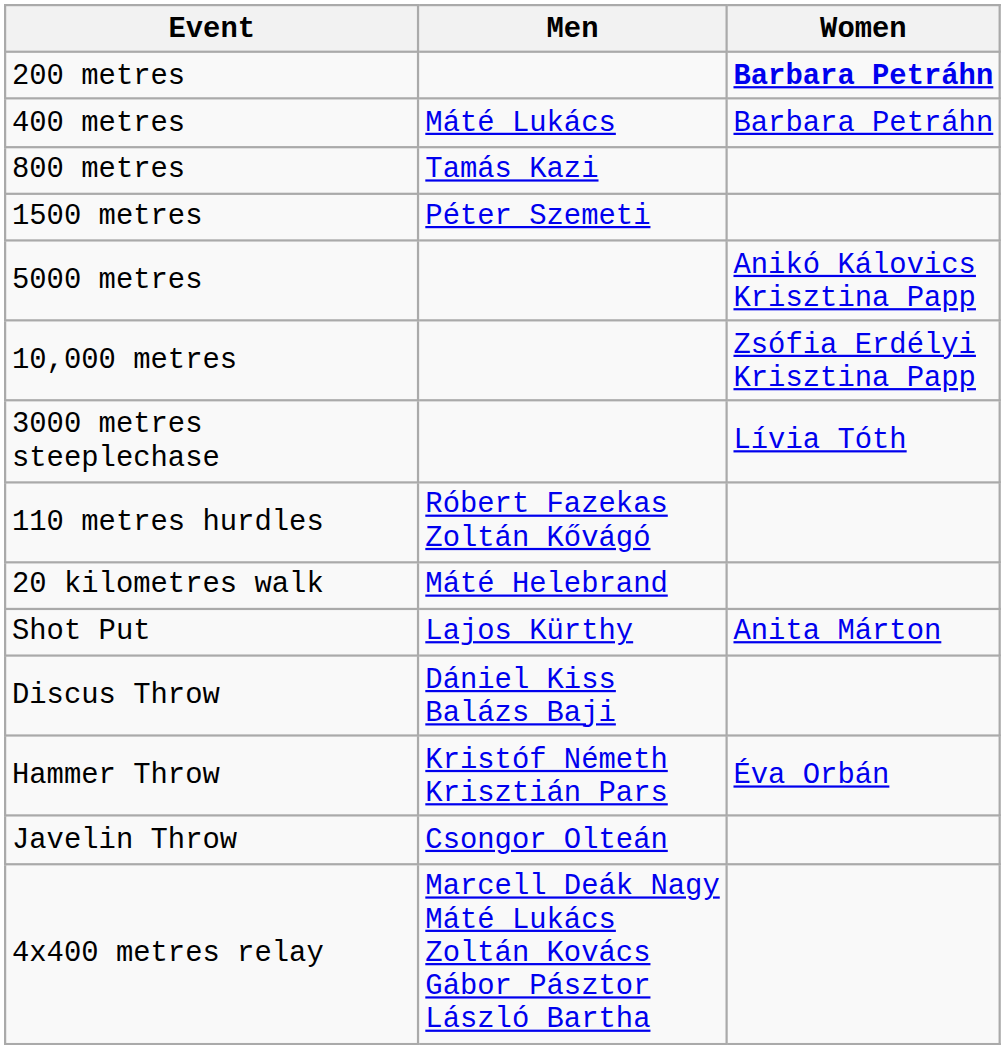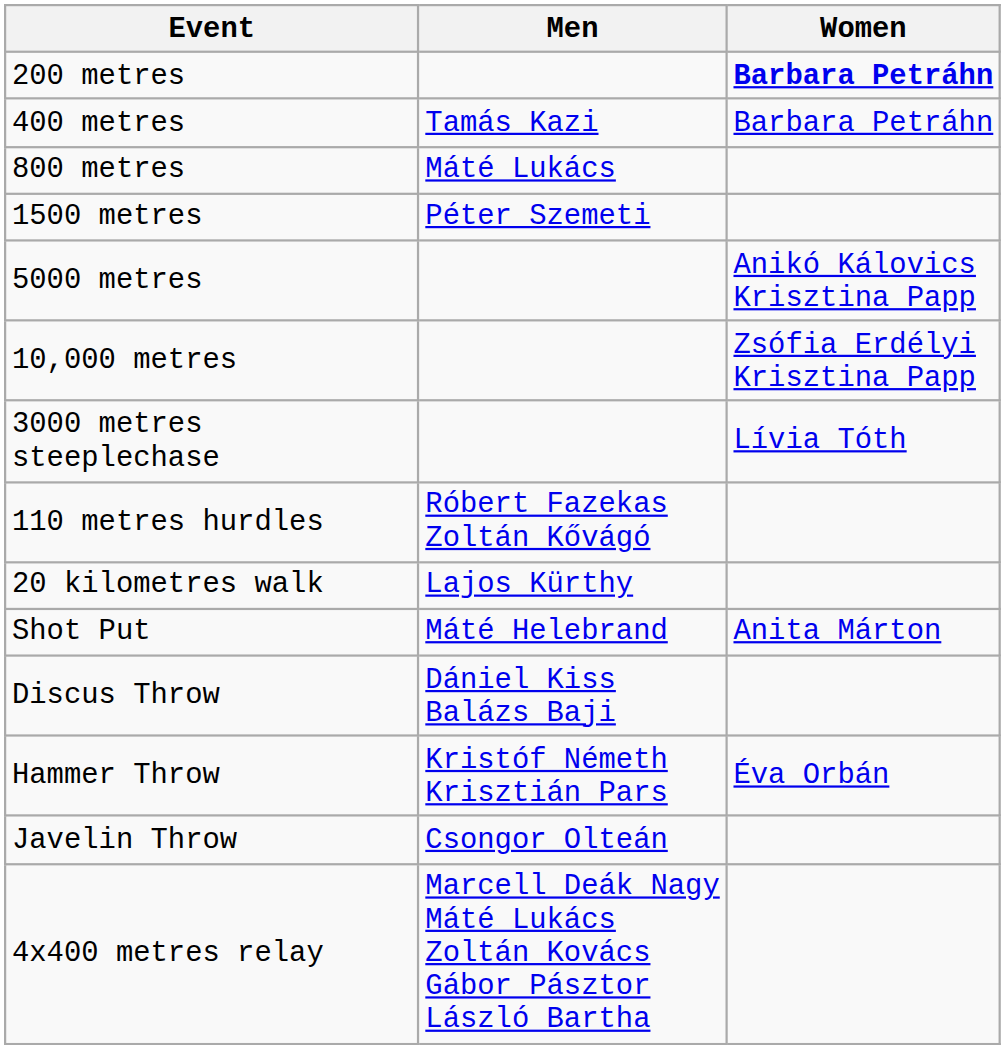(521, 123) Máté Lukács -> (512, 123) Tamás Kazi
(512, 170) Tamás Kazi -> (521, 170) Máté Lukács
(547, 585) Máté Helebrand -> (529, 585) Lajos Kürthy
(529, 632) Lajos Kürthy -> (547, 632) Máté Helebrand
